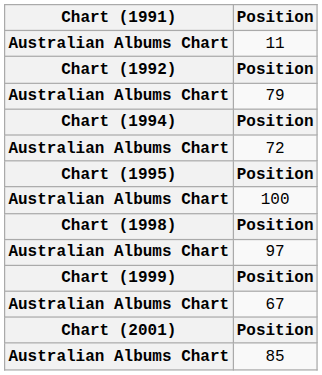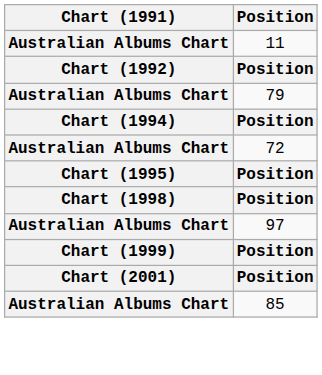- row: (275, 200)
- row: (275, 304)
